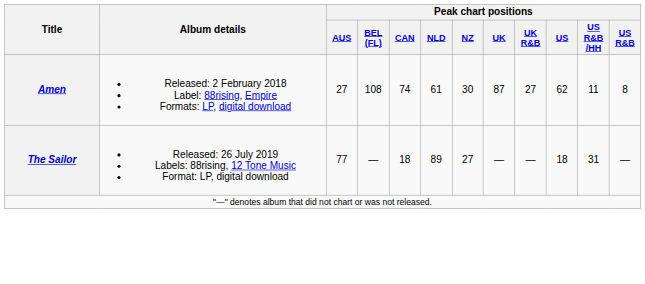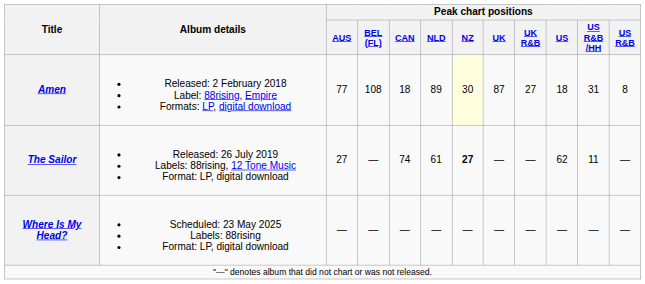(342, 90) 27 -> (342, 90) 77
(405, 90) 74 -> (405, 90) 18
(436, 90) 61 -> (436, 90) 89
(468, 90) no background -> (468, 90) lightyellow background
(562, 90) 62 -> (562, 90) 18
(593, 90) 11 -> (593, 90) 31
(342, 160) 77 -> (342, 160) 27
(405, 160) 18 -> (405, 160) 74
(436, 160) 89 -> (436, 160) 61
(468, 160) normal -> (468, 160) bold
(562, 160) 18 -> (562, 160) 62
(593, 160) 31 -> (593, 160) 11
+ row: (52, 230)
